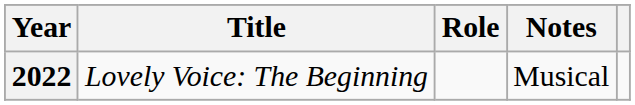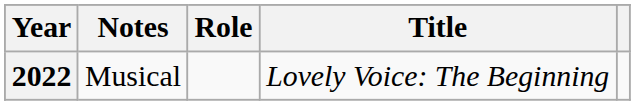columns swapped: (257, 28) <-> (561, 28)
